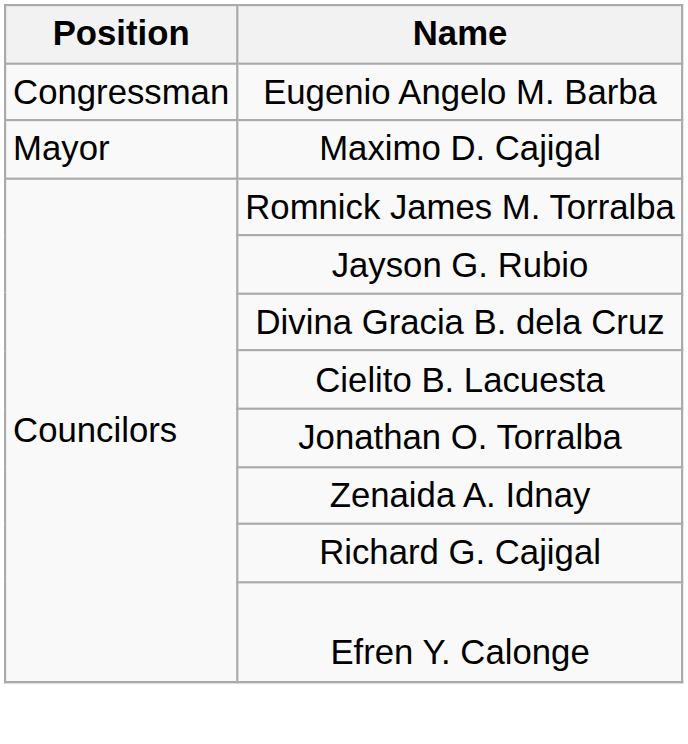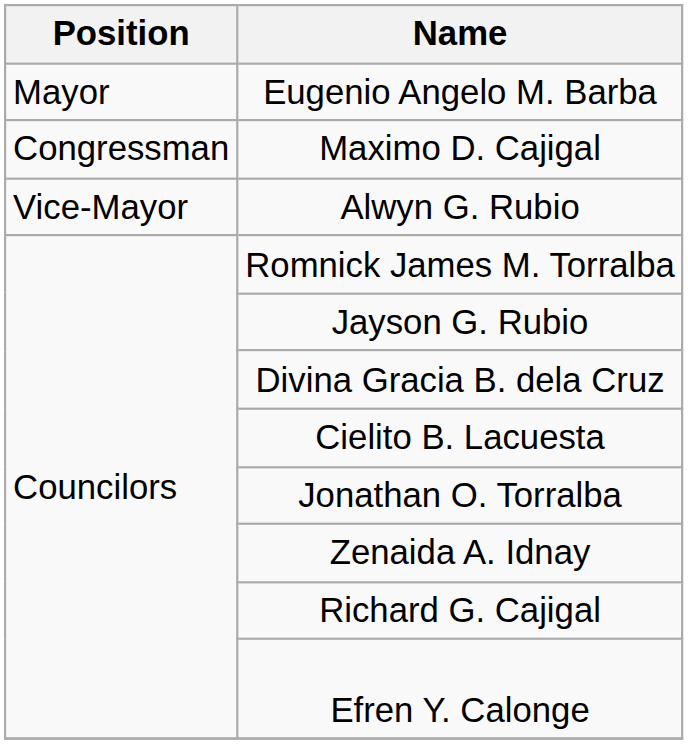(121, 91) Congressman -> (61, 91) Mayor
(61, 149) Mayor -> (121, 149) Congressman
+ row: (460, 207)
